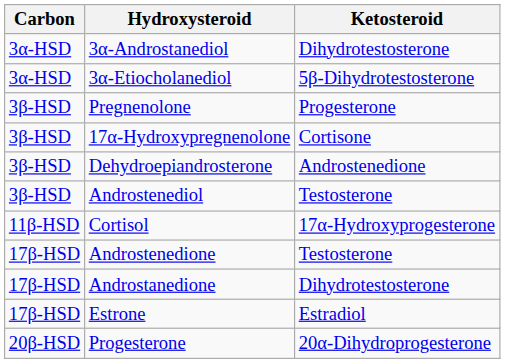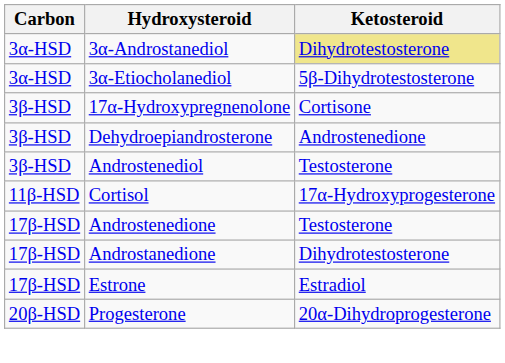(374, 48) no background -> (374, 48) khaki background
- row: (140, 107)
